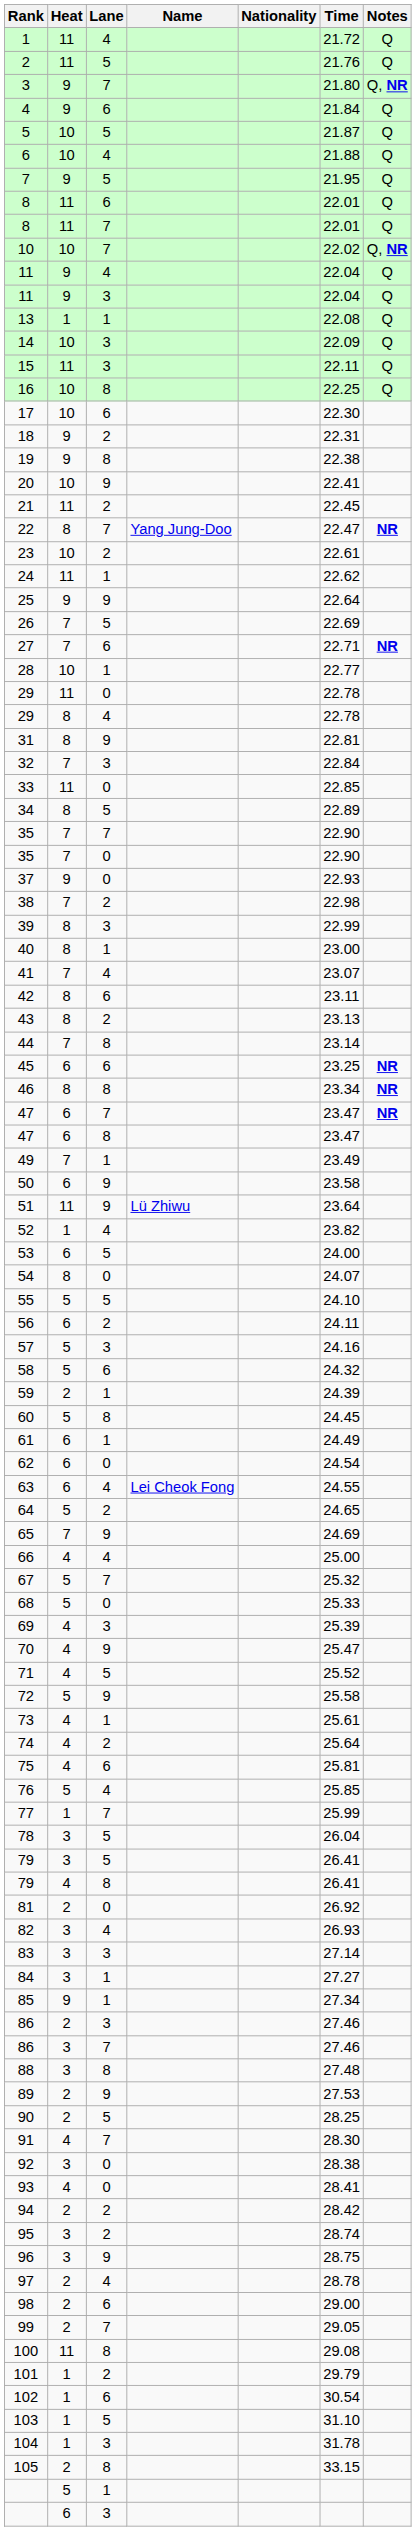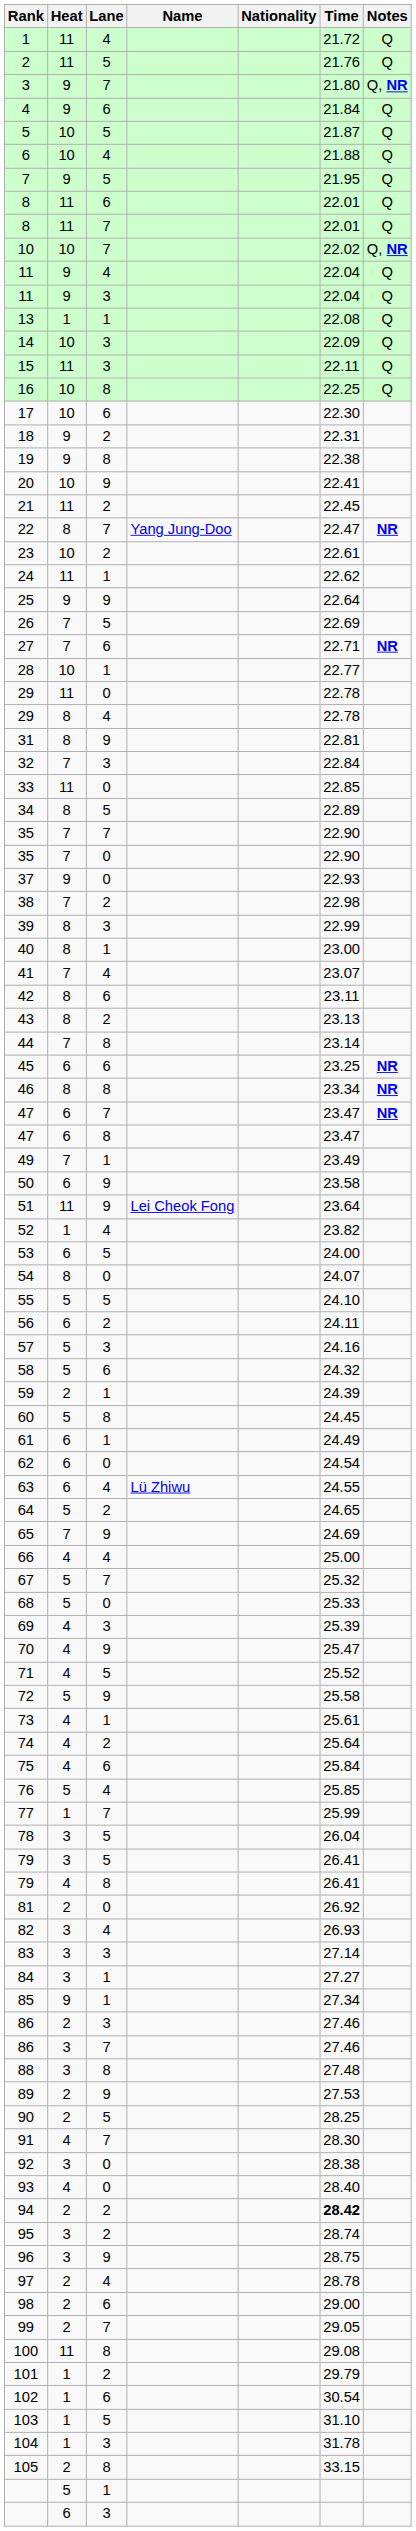(160, 1206) Lü Zhiwu -> (182, 1206) Lei Cheok Fong
(182, 1486) Lei Cheok Fong -> (160, 1486) Lü Zhiwu
(342, 1767) 25.81 -> (342, 1767) 25.84
(342, 2187) 28.41 -> (342, 2187) 28.40
(342, 2210) normal -> (342, 2210) bold
